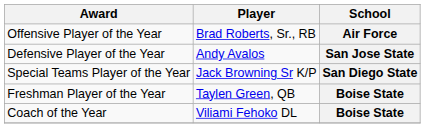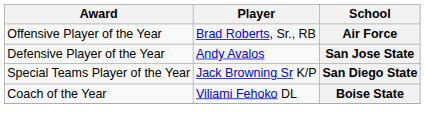- row: (86, 93)
